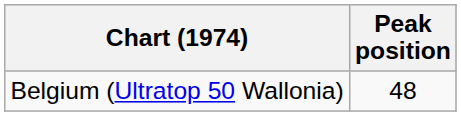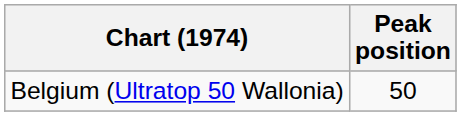(403, 90) 48 -> (403, 90) 50
